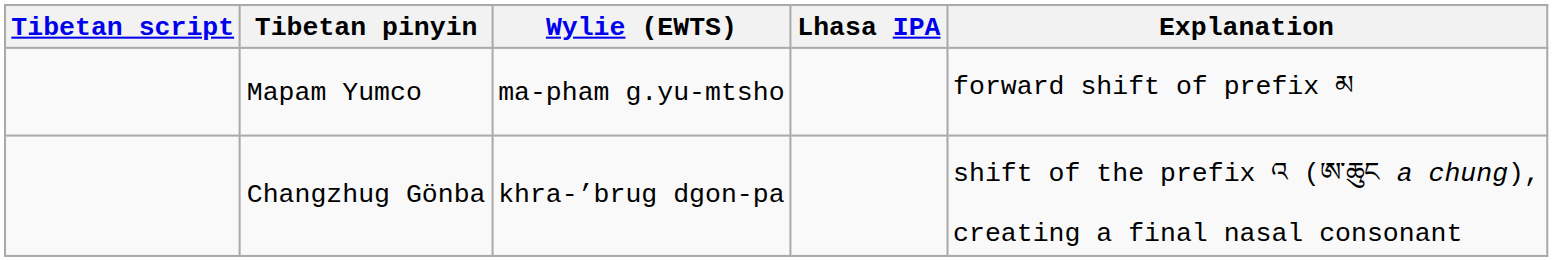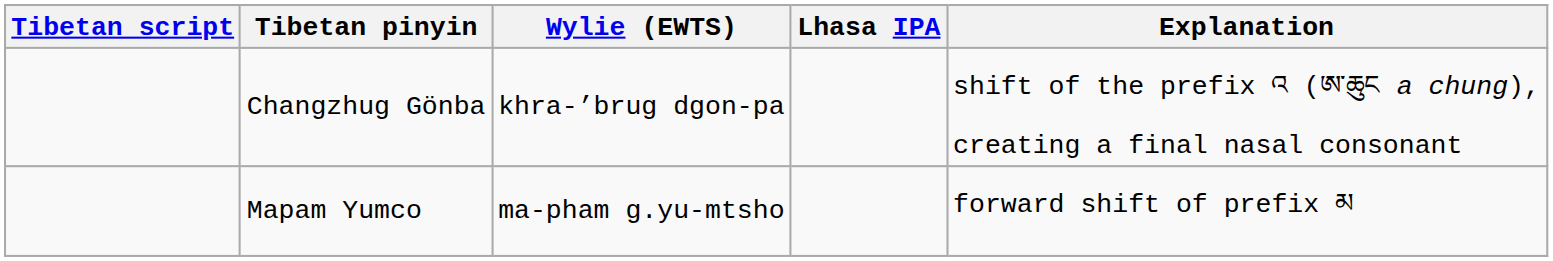rows swapped: (334, 92) <-> (366, 196)
